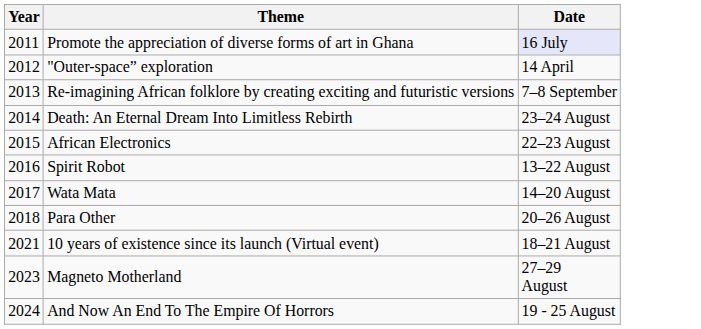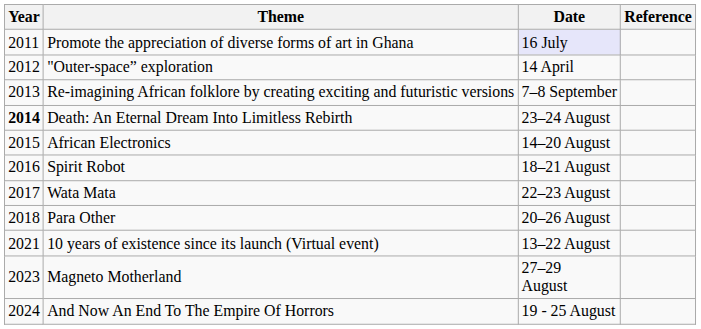+ column: (658, 17)
(24, 117) normal -> (24, 117) bold
(566, 142) 22–23 August -> (566, 142) 14–20 August
(566, 167) 13–22 August -> (566, 167) 18–21 August
(566, 192) 14–20 August -> (566, 192) 22–23 August
(566, 243) 18–21 August -> (566, 243) 13–22 August
